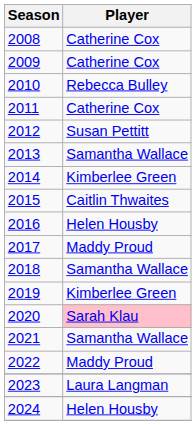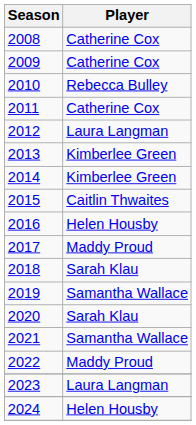(108, 131) Susan Pettitt -> (117, 131) Laura Langman
(127, 154) Samantha Wallace -> (121, 154) Kimberlee Green
(127, 270) Samantha Wallace -> (102, 270) Sarah Klau
(121, 293) Kimberlee Green -> (127, 293) Samantha Wallace
(102, 316) pink background -> (102, 316) no background
